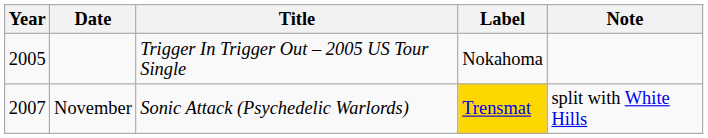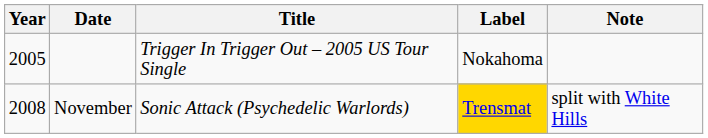(27, 108) 2007 -> (27, 108) 2008
